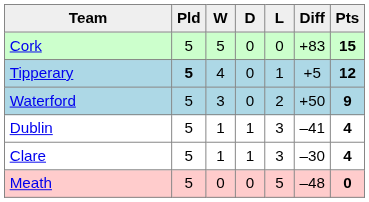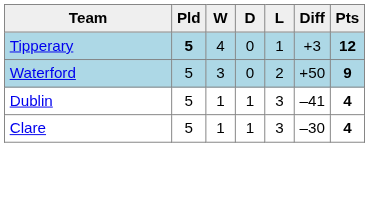- row: (26, 45)
(312, 73) +5 -> (312, 45) +3
- row: (31, 183)
